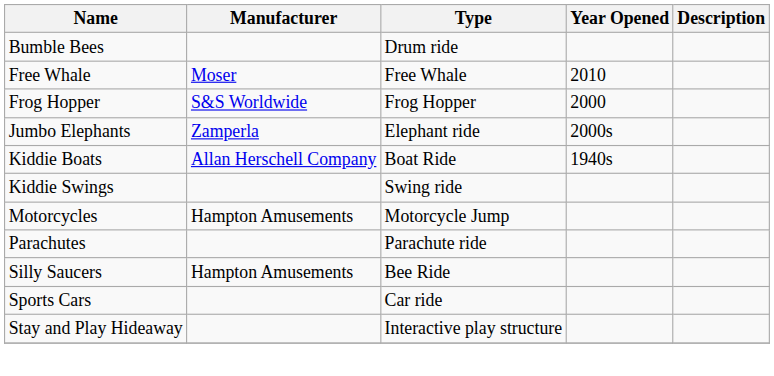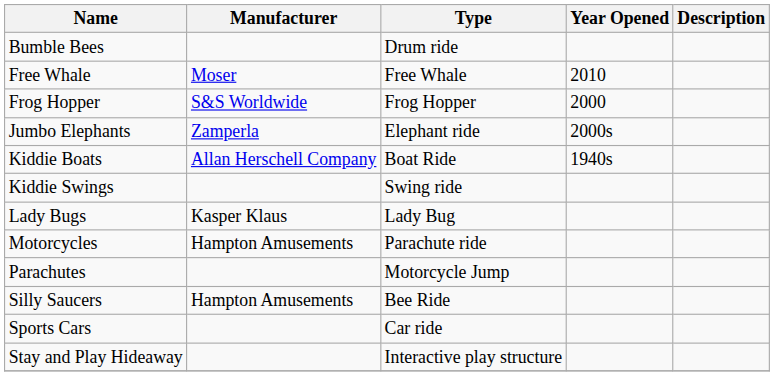+ row: (47, 215)
(447, 215) Motorcycle Jump -> (436, 243) Parachute ride
(436, 243) Parachute ride -> (447, 272) Motorcycle Jump
